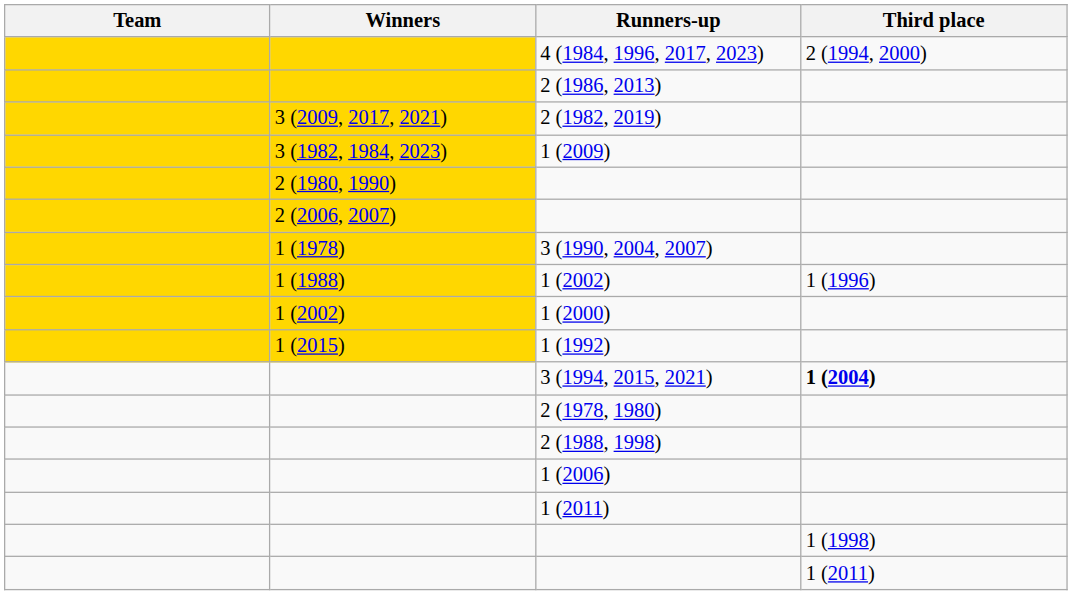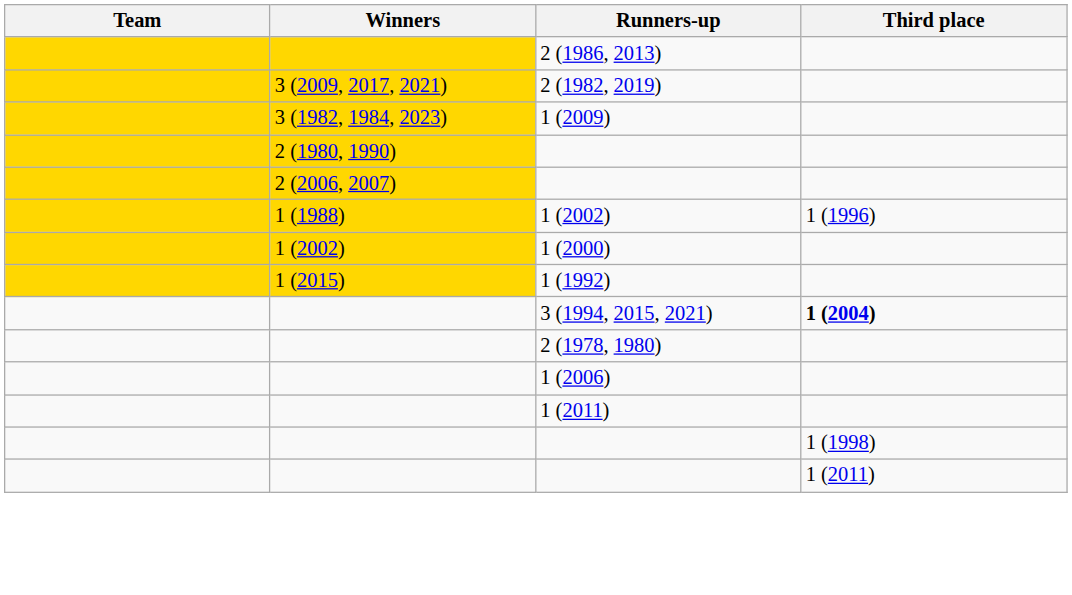- row: (403, 53)
- row: (310, 248)
- row: (403, 443)
